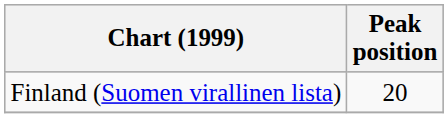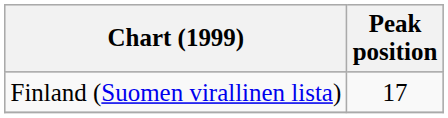(395, 91) 20 -> (395, 91) 17
